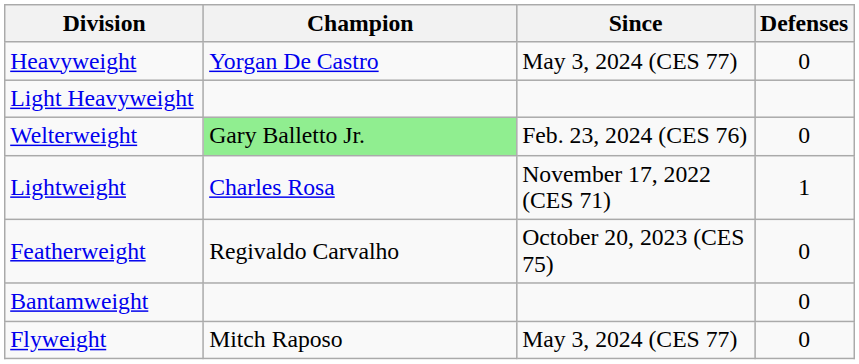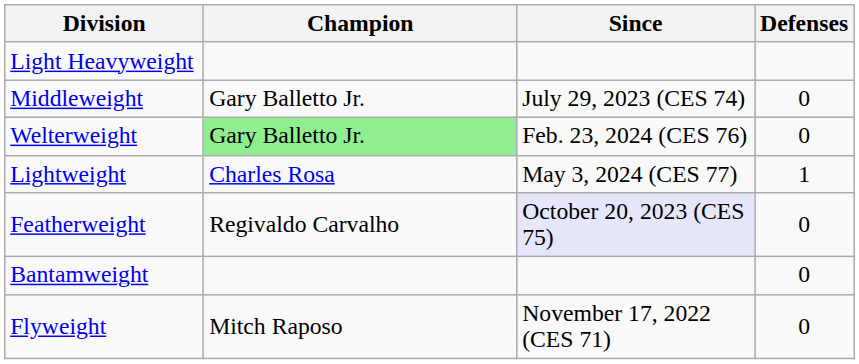- row: (73, 60)
+ row: (77, 98)
(617, 186) November 17, 2022 (CES 71) -> (630, 173) May 3, 2024 (CES 77)
(633, 251) no background -> (633, 224) lavender background
(630, 339) May 3, 2024 (CES 77) -> (617, 326) November 17, 2022 (CES 71)
